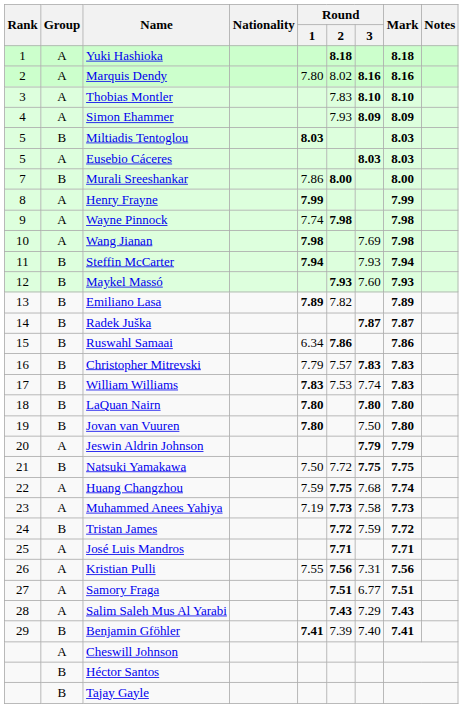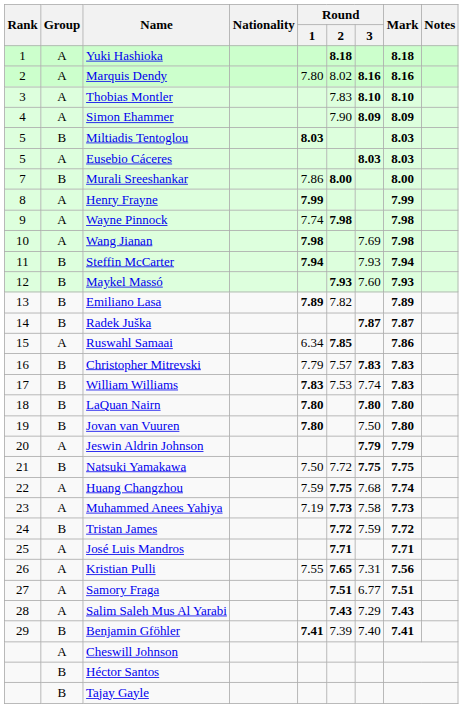(341, 117) 7.93 -> (341, 117) 7.90
(62, 343) B -> (62, 343) A
(341, 343) 7.86 -> (341, 343) 7.85
(341, 569) 7.56 -> (341, 569) 7.65
